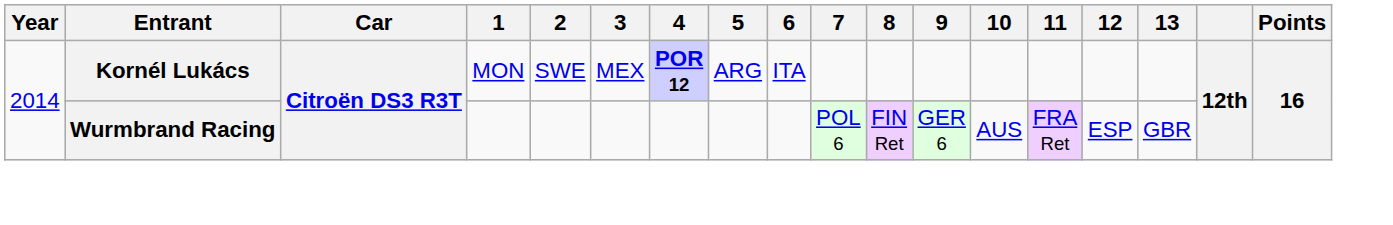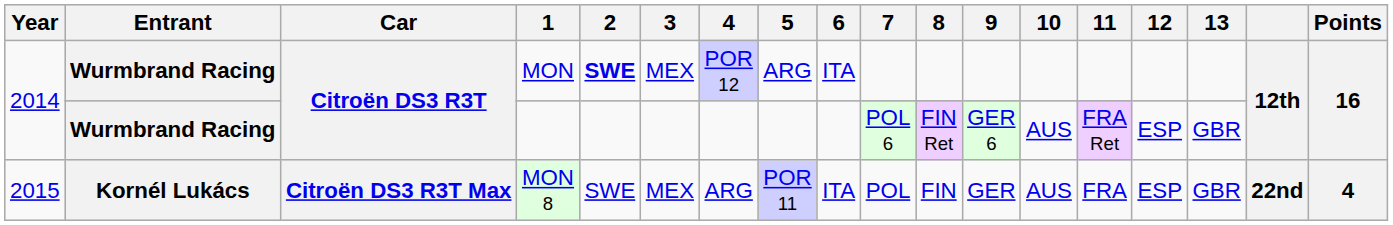(173, 70) Kornél Lukács -> (173, 70) Wurmbrand Racing
(560, 70) normal -> (610, 70) bold
(679, 70) bold -> (729, 70) normal
+ row: (548, 191)
